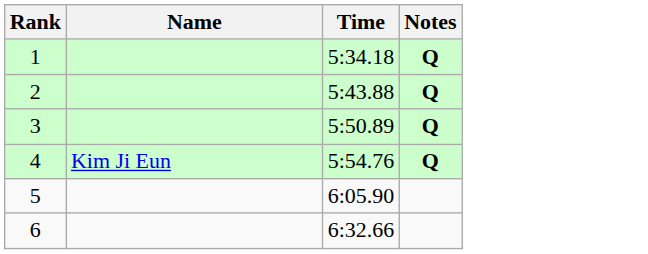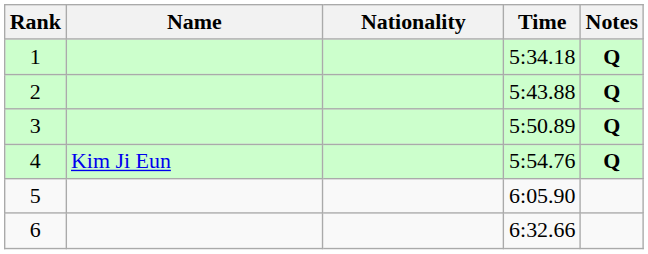+ column: (413, 21)
